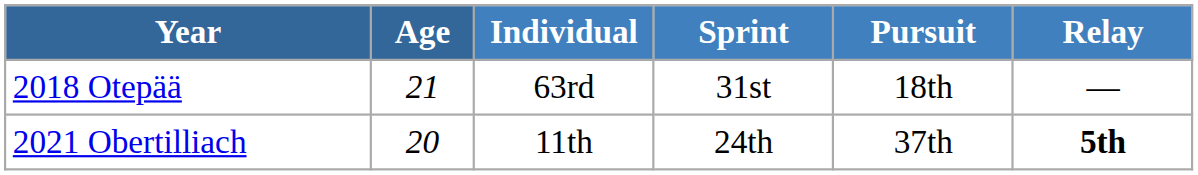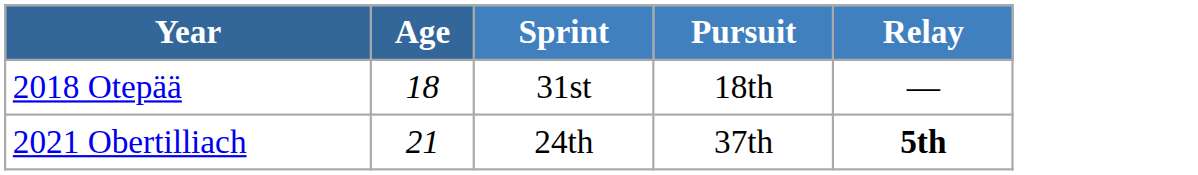- column: (564, 32)
(422, 87) 21 -> (422, 87) 18
(422, 141) 20 -> (422, 141) 21
